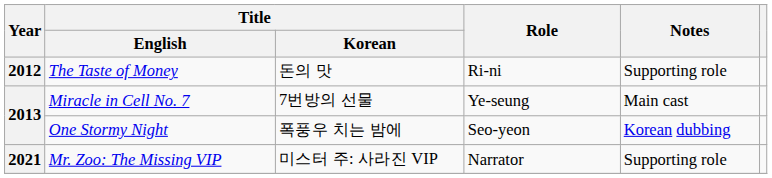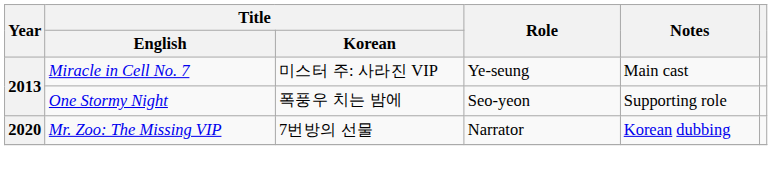- row: (113, 71)
(326, 100) 7번방의 선물 -> (358, 70) 미스터 주: 사라진 VIP
(677, 129) Korean dubbing -> (675, 100) Supporting role
(25, 159) 2021 -> (25, 129) 2020
(358, 158) 미스터 주: 사라진 VIP -> (326, 129) 7번방의 선물
(675, 159) Supporting role -> (677, 129) Korean dubbing
